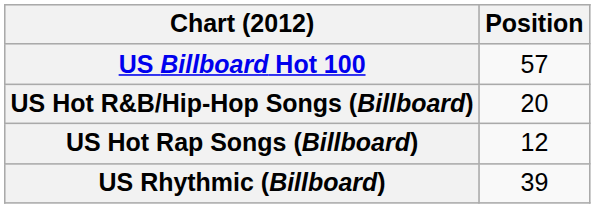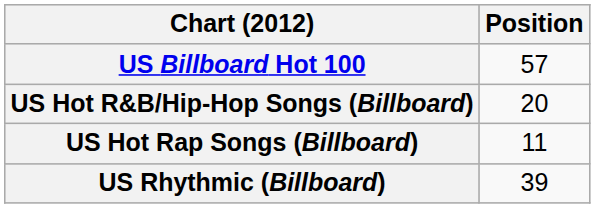(534, 143) 12 -> (534, 143) 11
